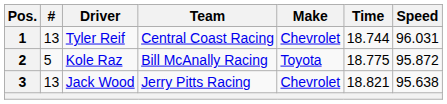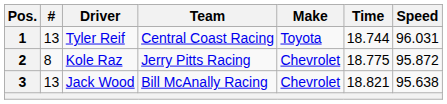(310, 38) Chevrolet -> (301, 38) Toyota
(48, 60) 5 -> (48, 60) 8
(204, 60) Bill McAnally Racing -> (196, 60) Jerry Pitts Racing
(301, 60) Toyota -> (310, 60) Chevrolet
(196, 82) Jerry Pitts Racing -> (204, 82) Bill McAnally Racing
